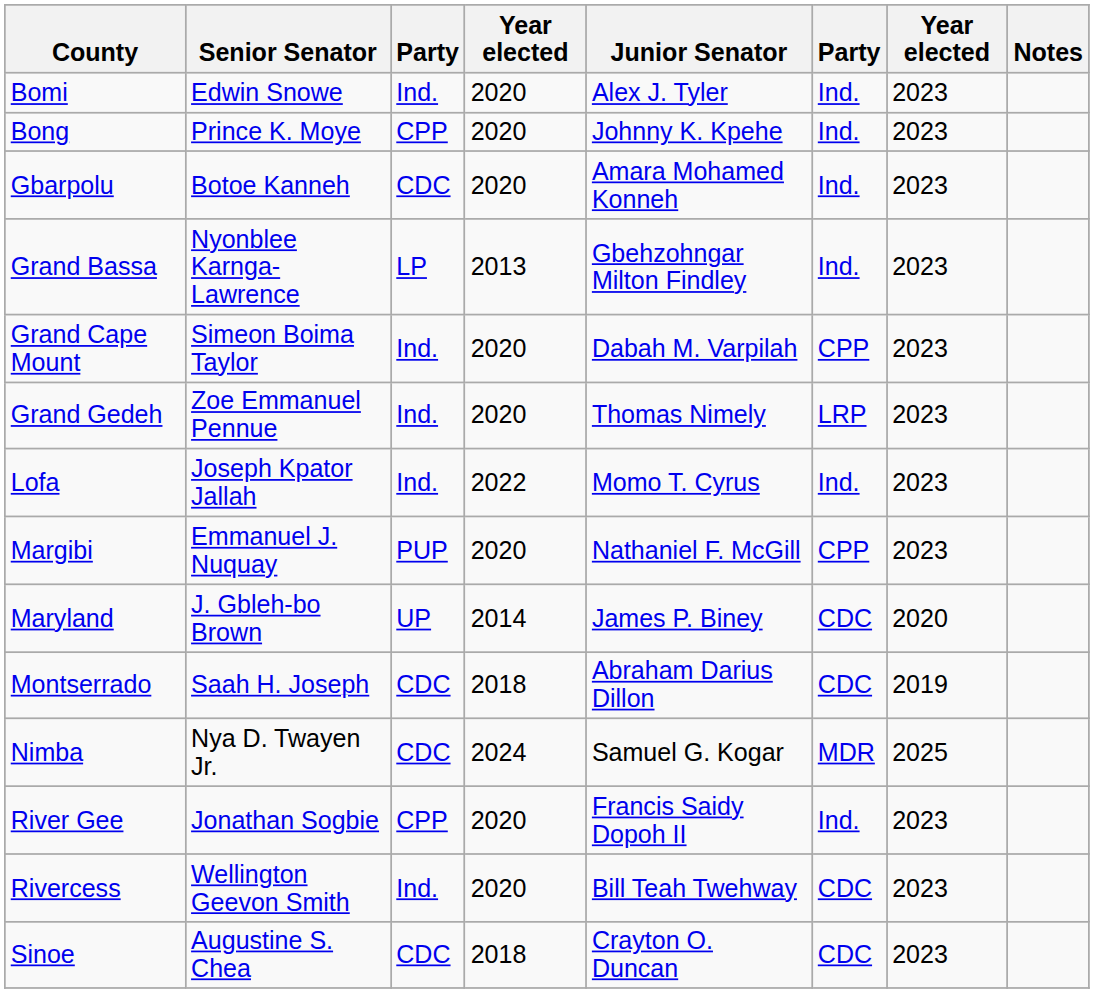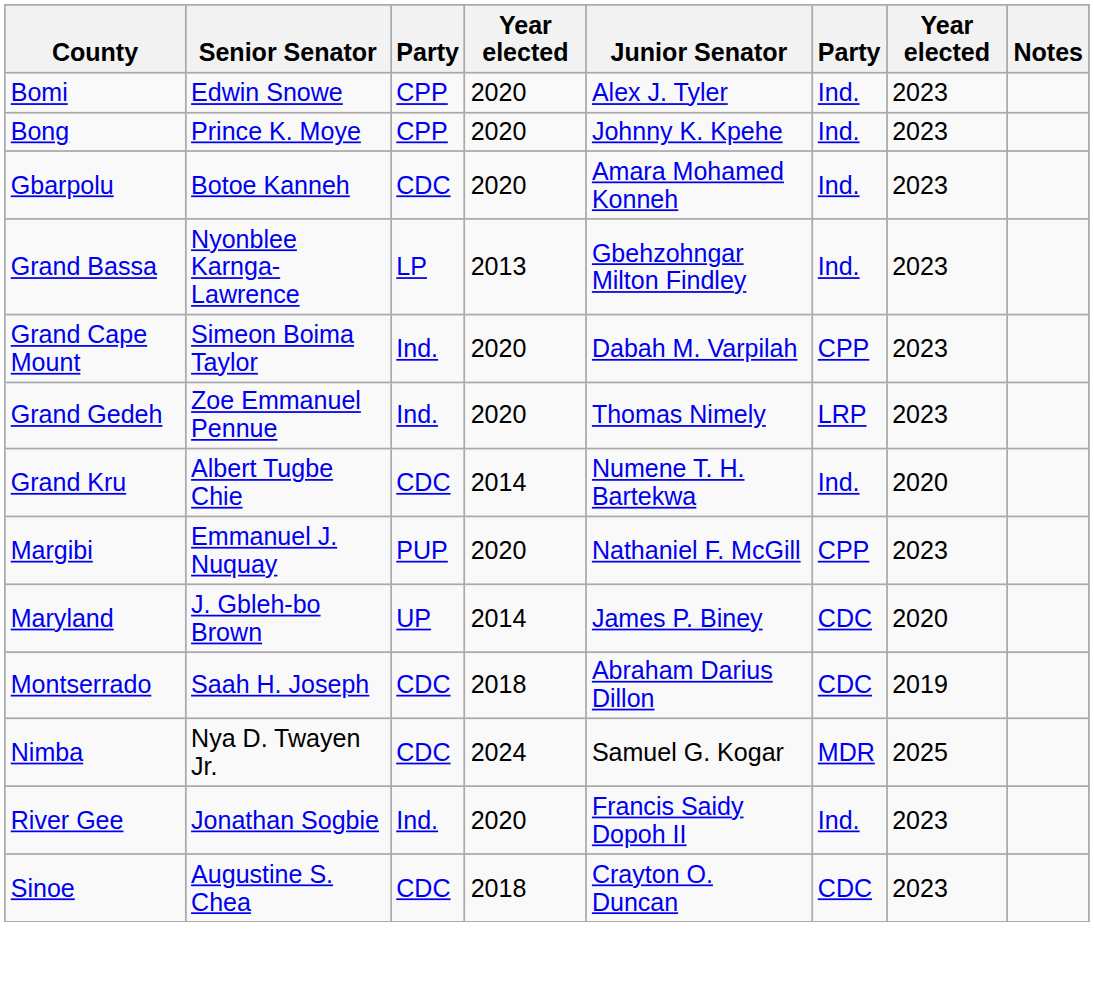(417, 92) Ind. -> (422, 92) CPP
+ row: (69, 483)
- row: (35, 483)
(422, 820) CPP -> (417, 820) Ind.
- row: (66, 888)
